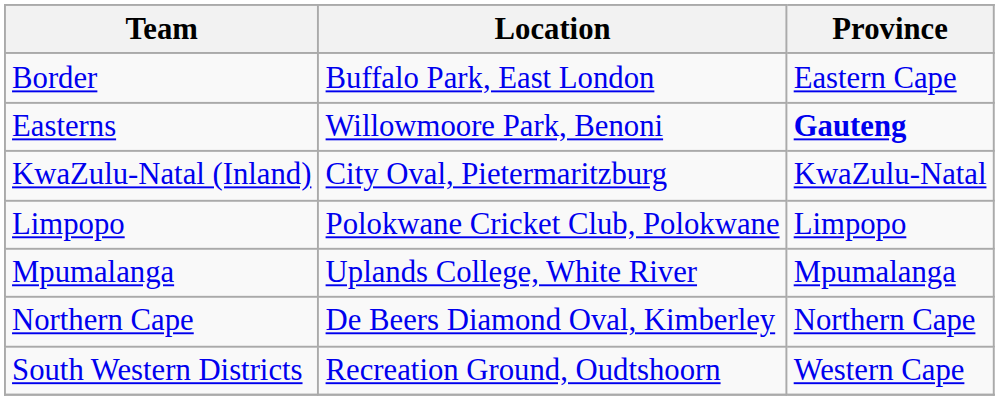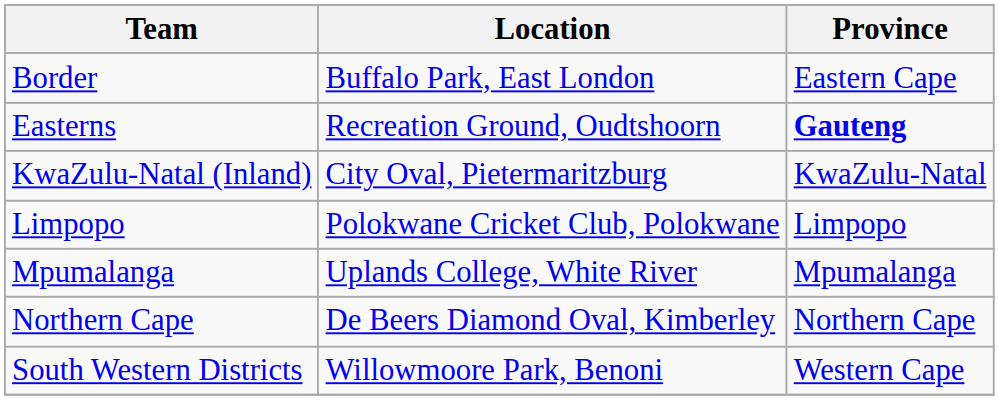(494, 126) Willowmoore Park, Benoni -> (523, 126) Recreation Ground, Oudtshoorn
(523, 369) Recreation Ground, Oudtshoorn -> (494, 369) Willowmoore Park, Benoni
